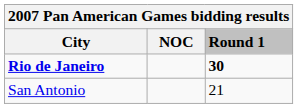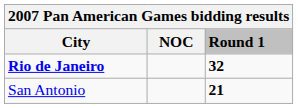(216, 66) 30 -> (216, 66) 32
(216, 90) normal -> (216, 90) bold
